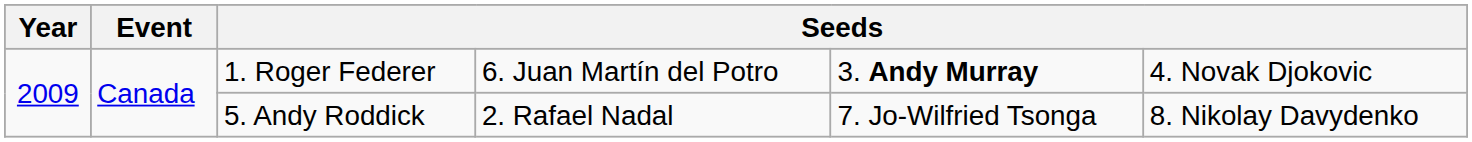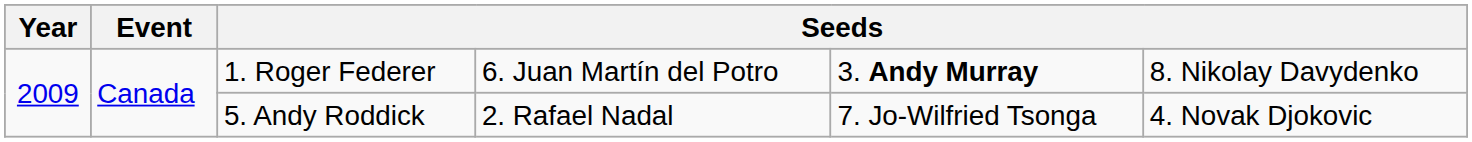(1261, 71) 4. Novak Djokovic -> (1284, 71) 8. Nikolay Davydenko
(1284, 115) 8. Nikolay Davydenko -> (1261, 115) 4. Novak Djokovic
